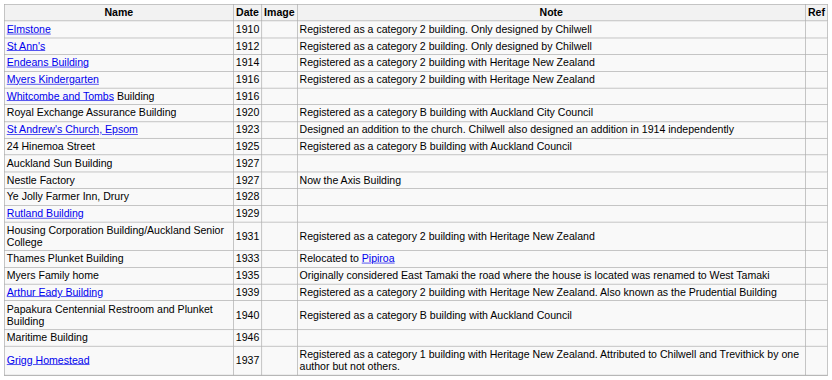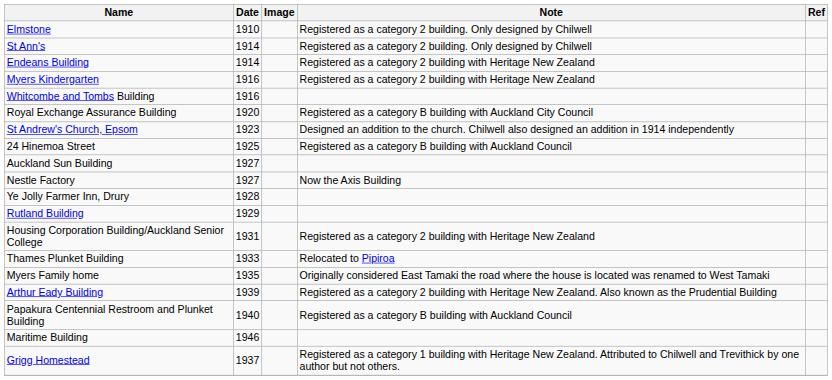(248, 46) 1912 -> (248, 46) 1914
